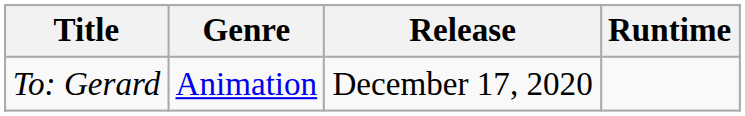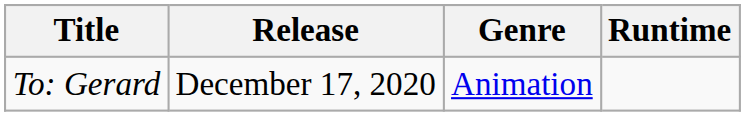columns swapped: (246, 30) <-> (463, 30)
